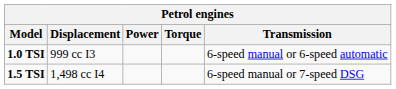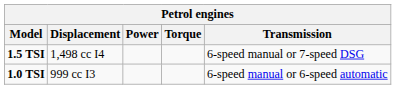rows swapped: (26, 54) <-> (26, 74)
